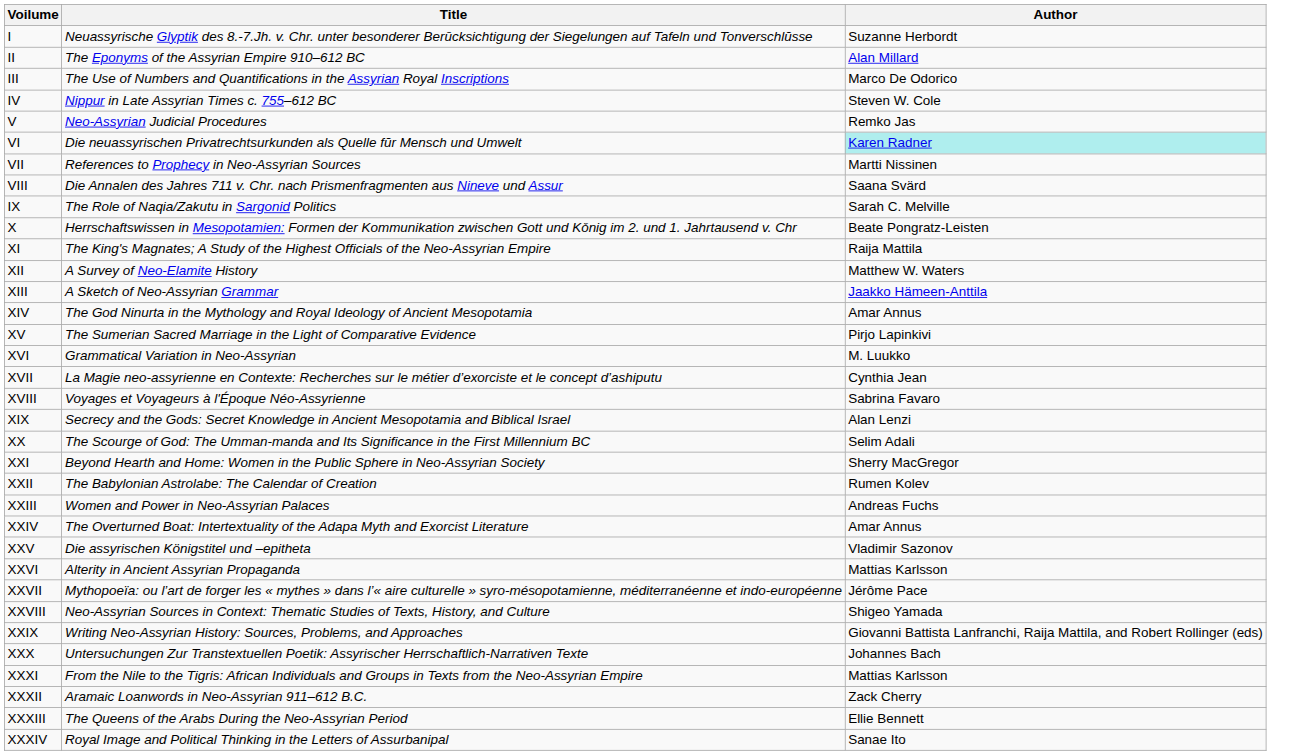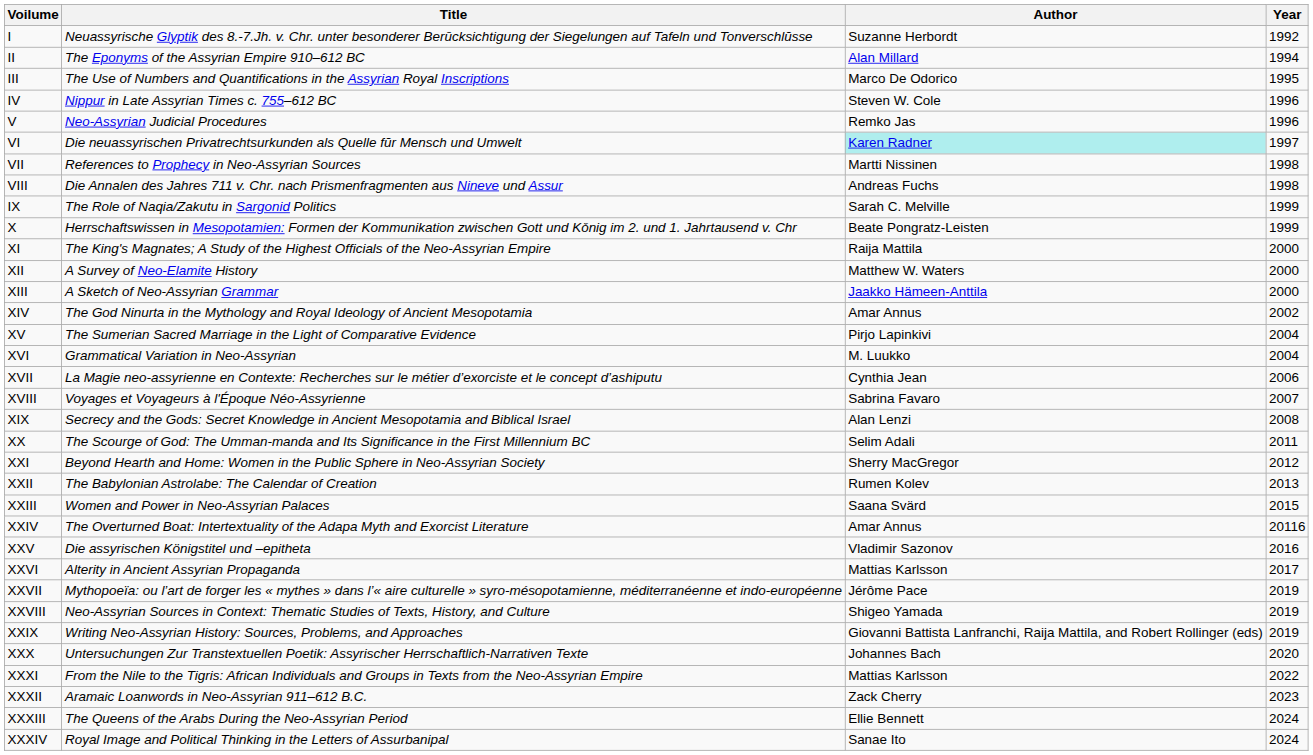+ column: (1287, 15)
(887, 185) Saana Svärd -> (893, 185) Andreas Fuchs
(893, 505) Andreas Fuchs -> (887, 505) Saana Svärd
